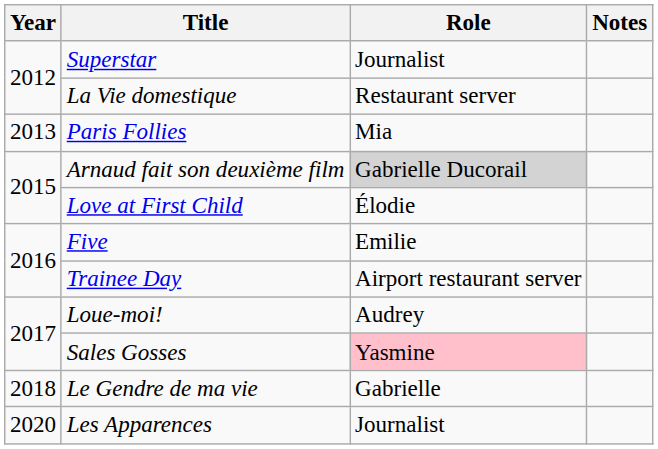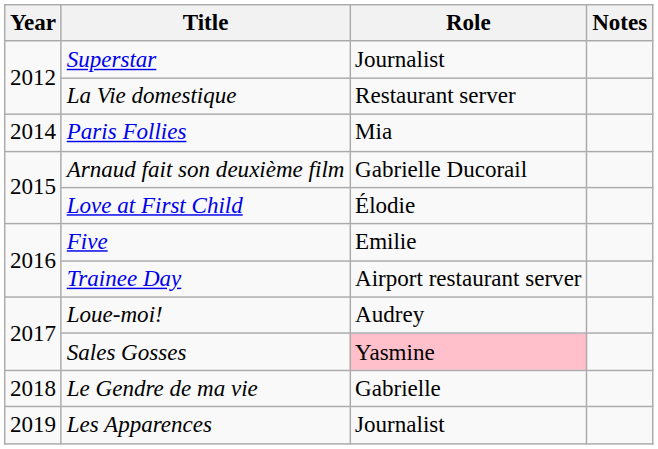(33, 132) 2013 -> (33, 132) 2014
(441, 168) lightgrey background -> (441, 168) no background
(33, 424) 2020 -> (33, 424) 2019
